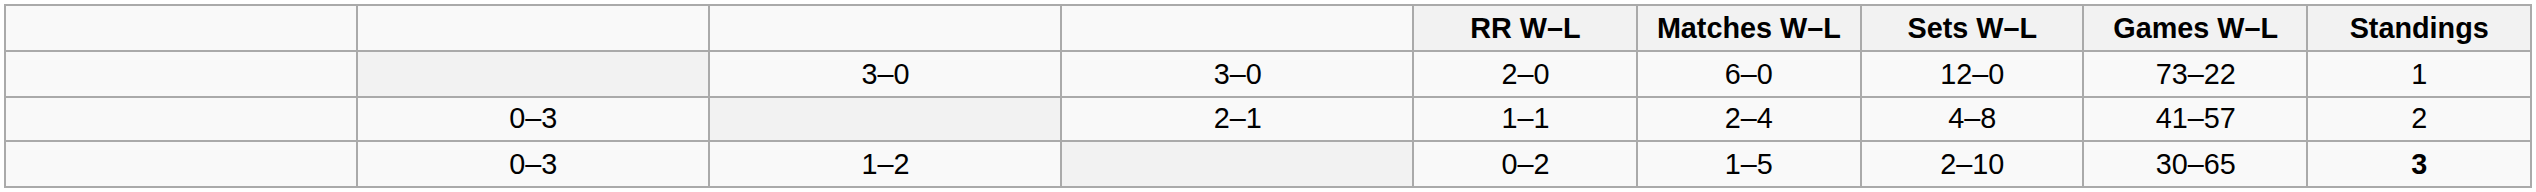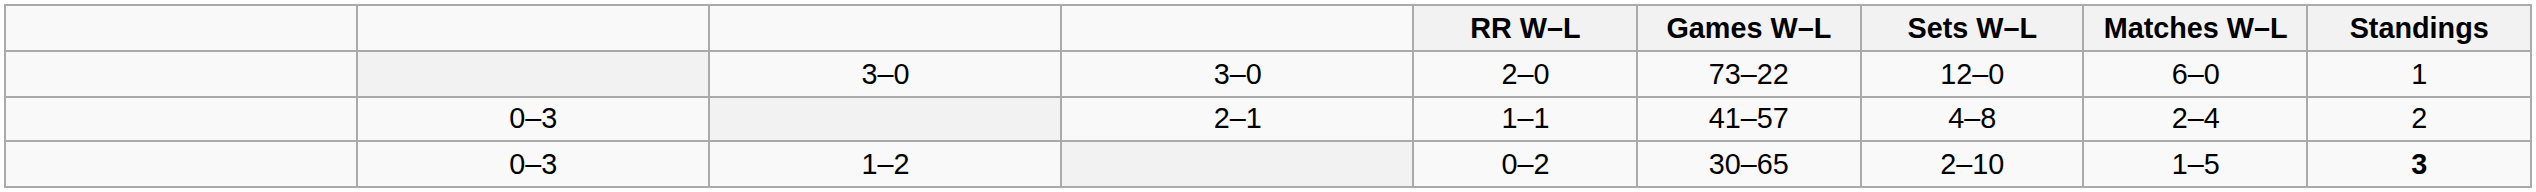columns swapped: (1749, 28) <-> (2196, 28)
